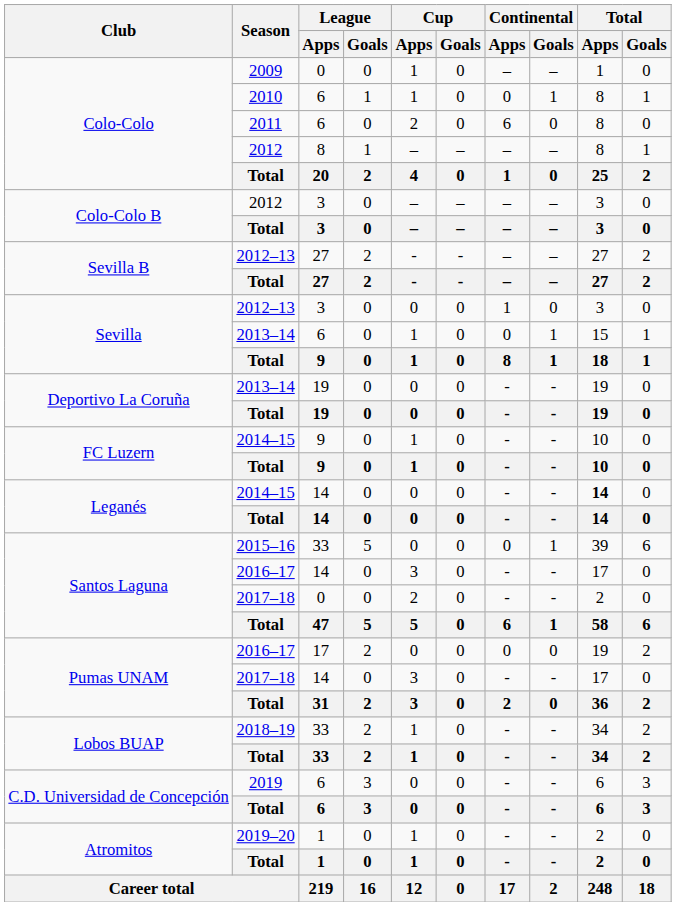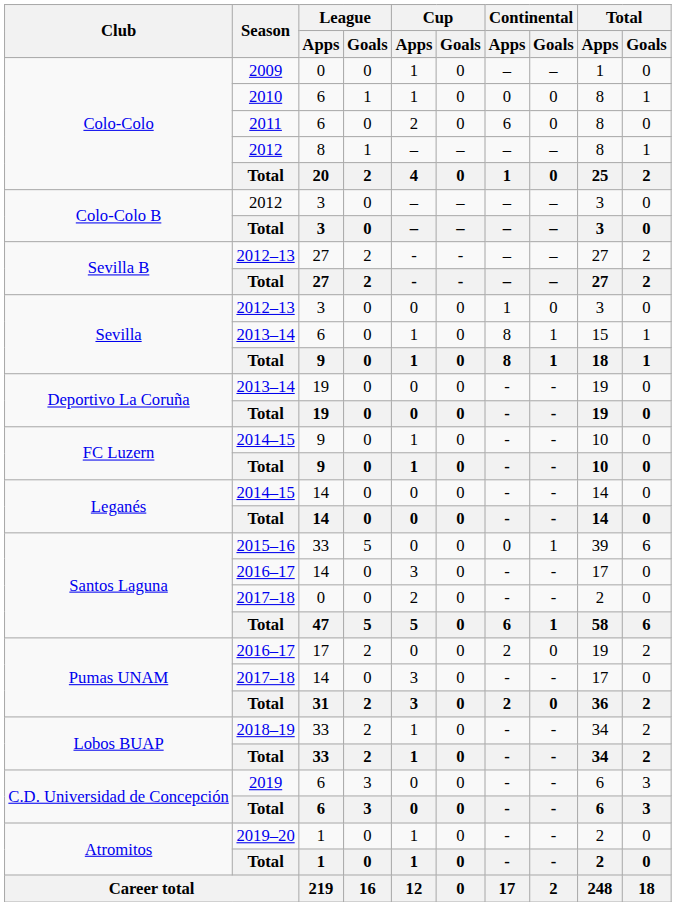(553, 96) 1 -> (553, 96) 0
(507, 334) 0 -> (507, 334) 8
(600, 492) bold -> (600, 492) normal
(507, 651) 0 -> (507, 651) 2
